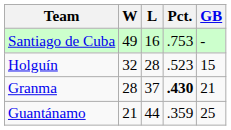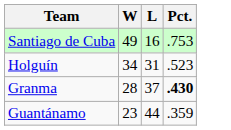- column: (211, 16)
(130, 64) 32 -> (130, 64) 34
(152, 64) 28 -> (152, 64) 31
(130, 112) 21 -> (130, 112) 23
